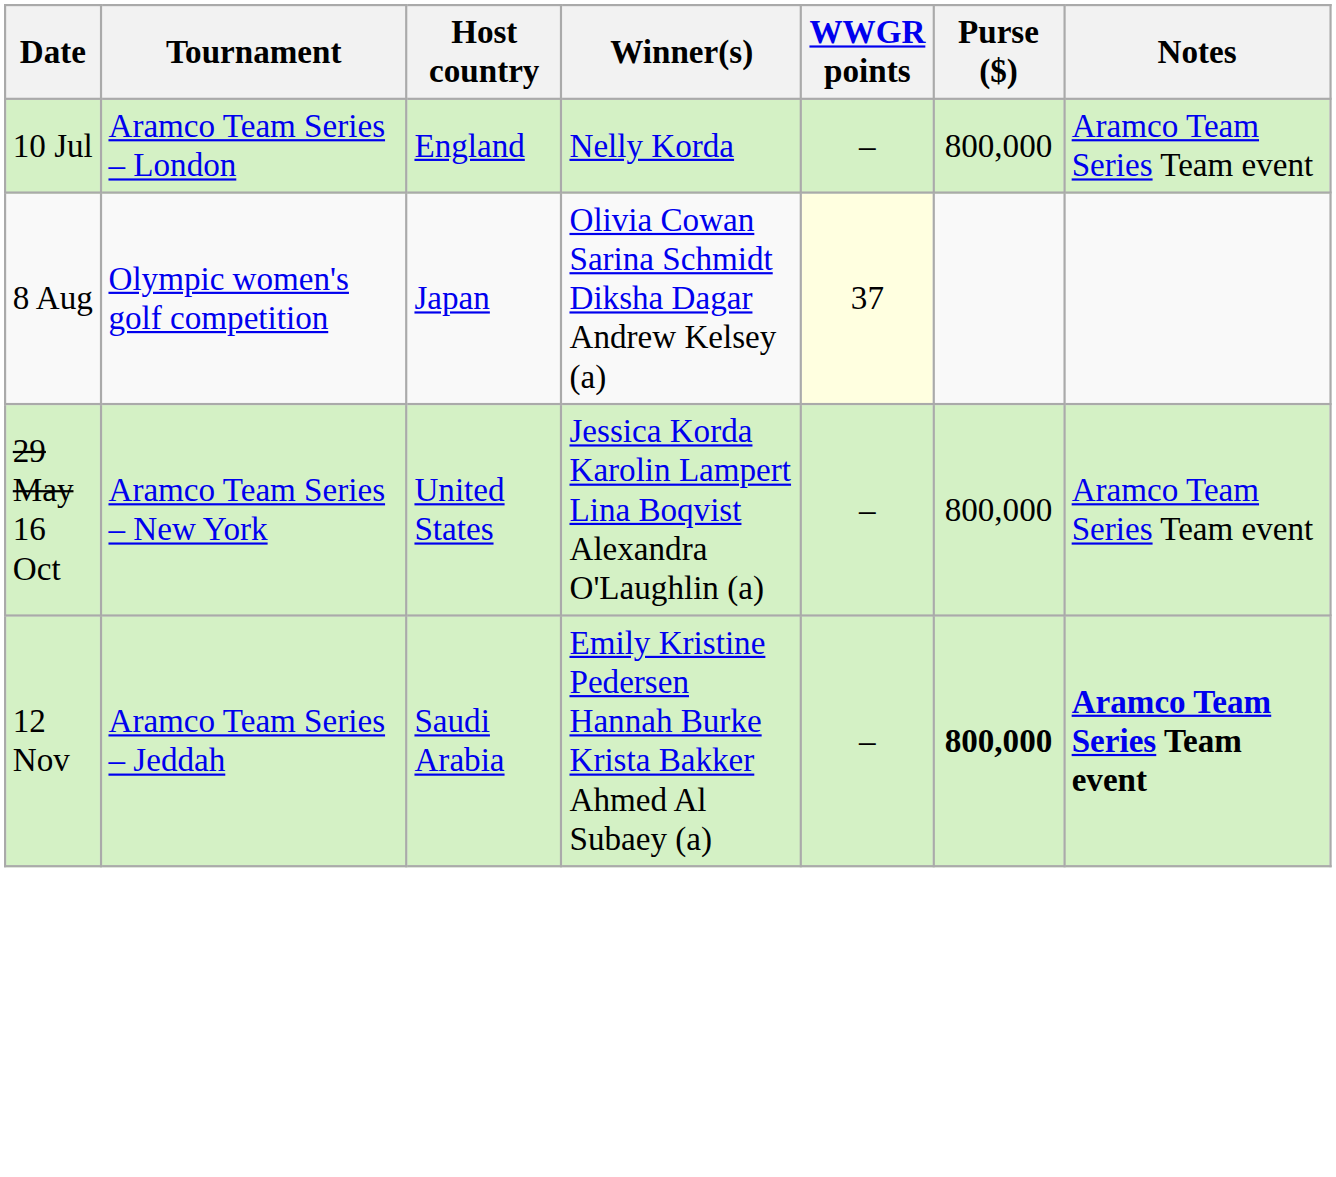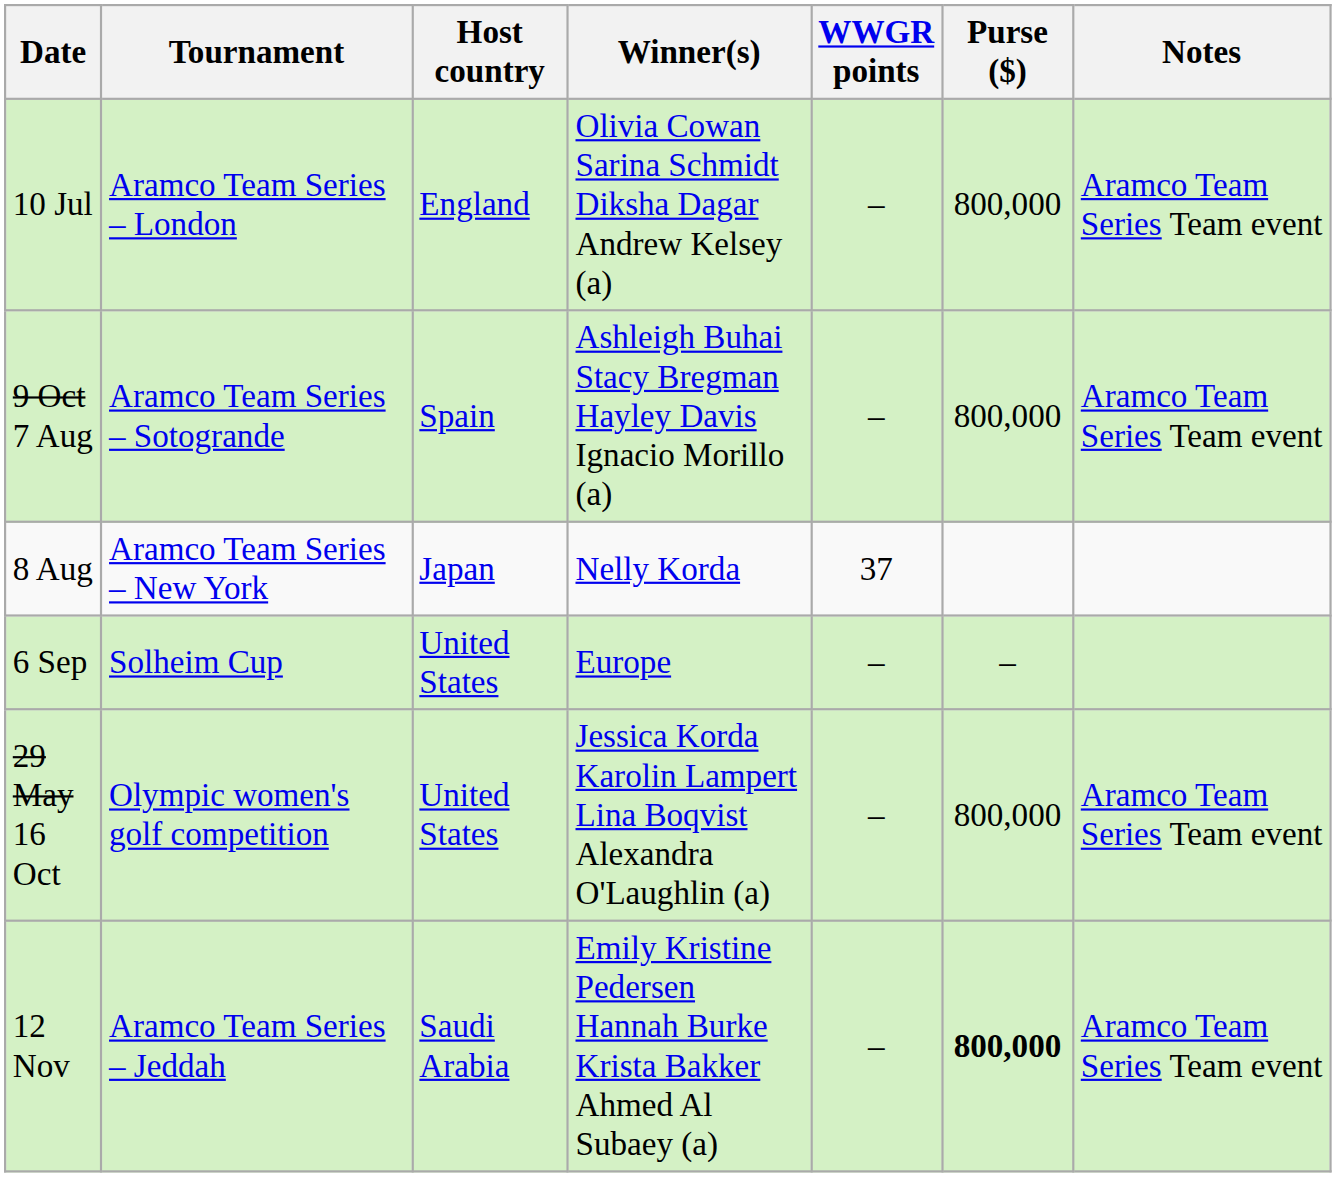(652, 145) Nelly Korda -> (679, 204) Olivia Cowan Sarina Schmidt Diksha Dagar Andrew Kelsey (a)
+ row: (53, 415)
(229, 298) Olympic women's golf competition -> (247, 568) Aramco Team Series – New York
(673, 298) Olivia Cowan Sarina Schmidt Diksha Dagar Andrew Kelsey (a) -> (658, 568) Nelly Korda
(867, 298) lightyellow background -> (876, 568) no background
+ row: (50, 662)
(247, 509) Aramco Team Series – New York -> (229, 815) Olympic women's golf competition
(1171, 741) bold -> (1202, 1046) normal
